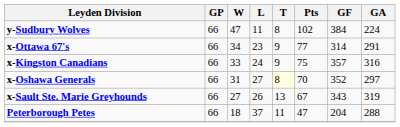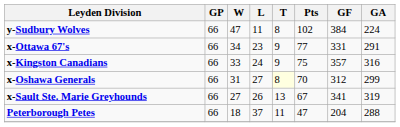(338, 46) 314 -> (338, 46) 331
(338, 79) 352 -> (338, 79) 312
(372, 79) 297 -> (372, 79) 299
(338, 96) 343 -> (338, 96) 341
